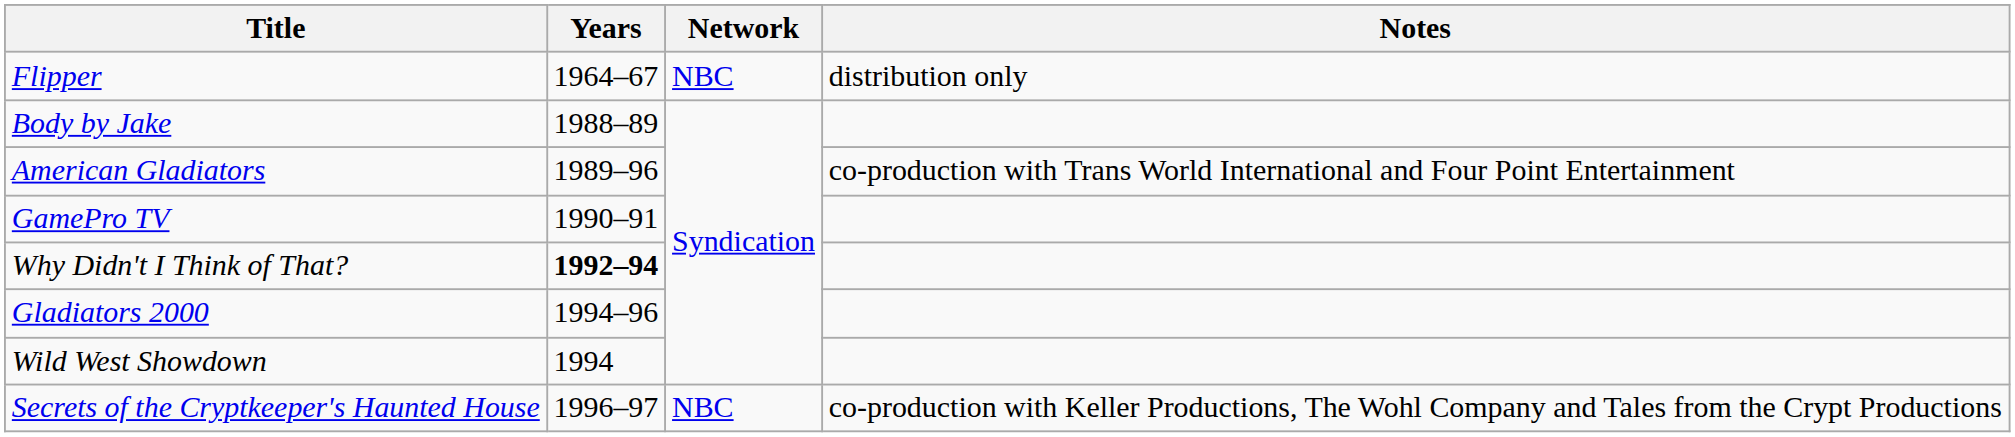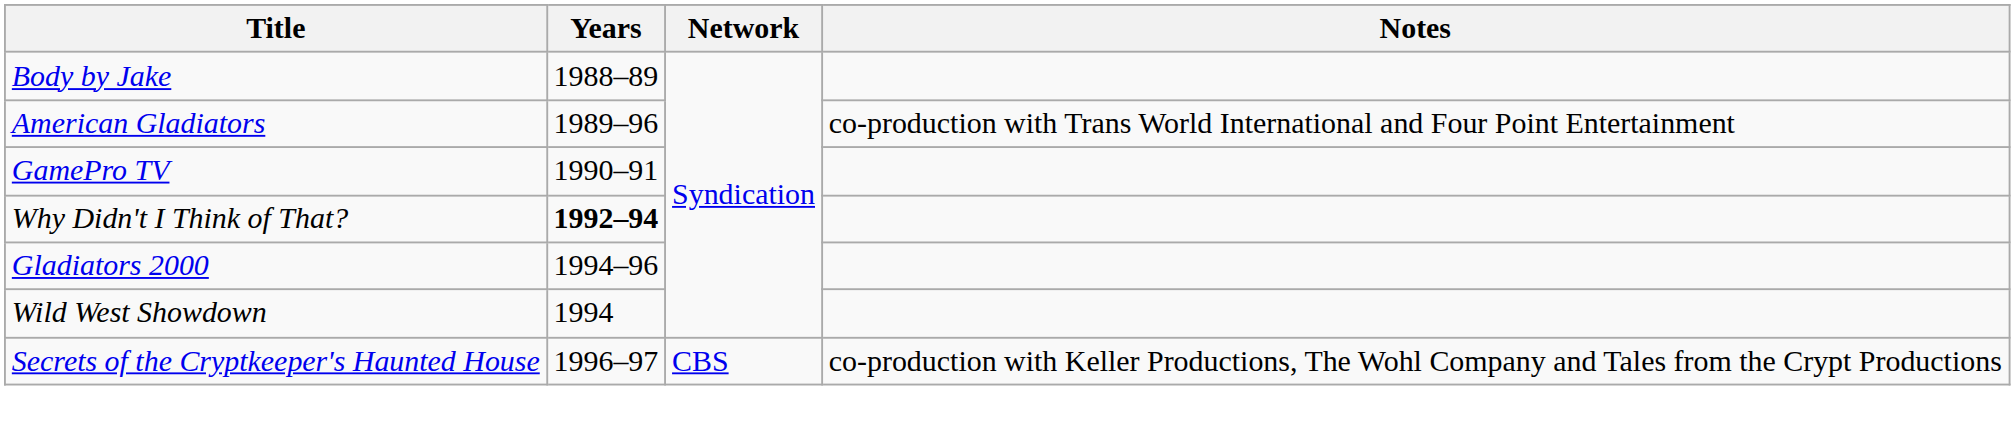- row: (57, 75)
(703, 407) NBC -> (700, 360) CBS
